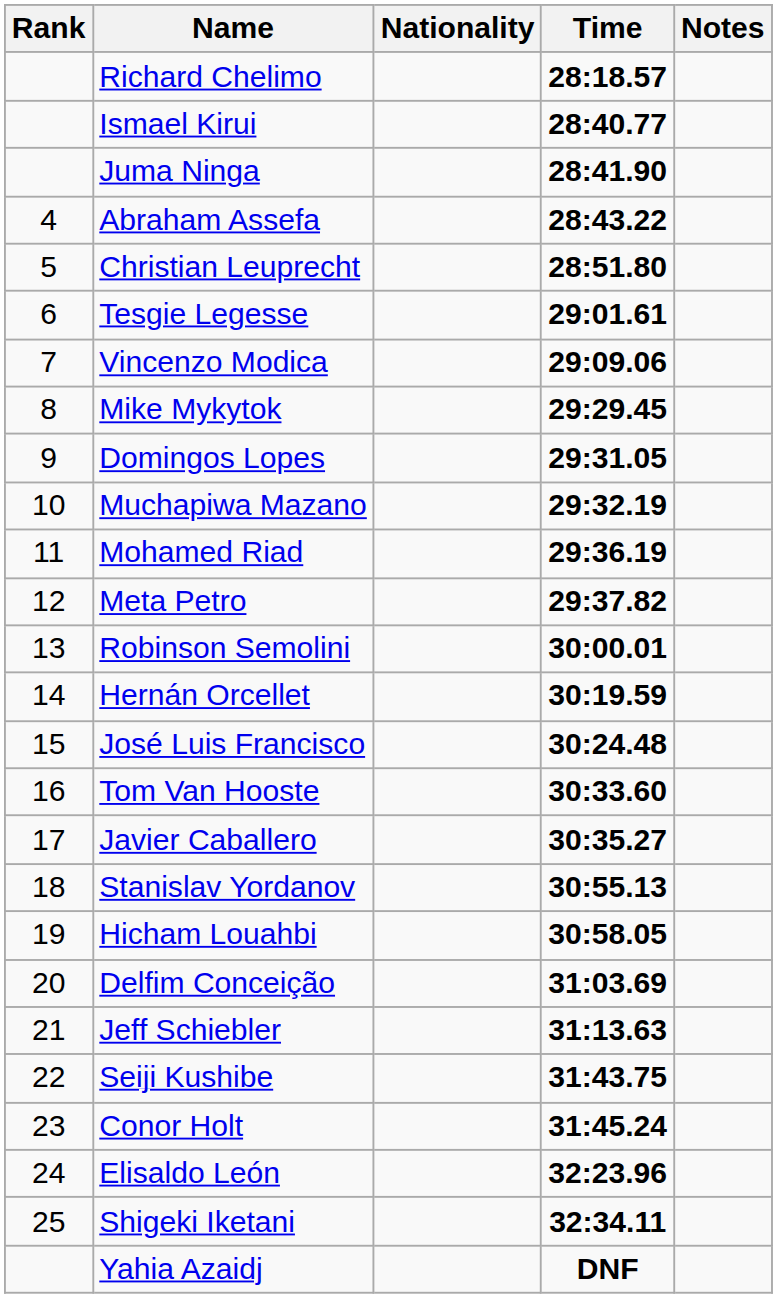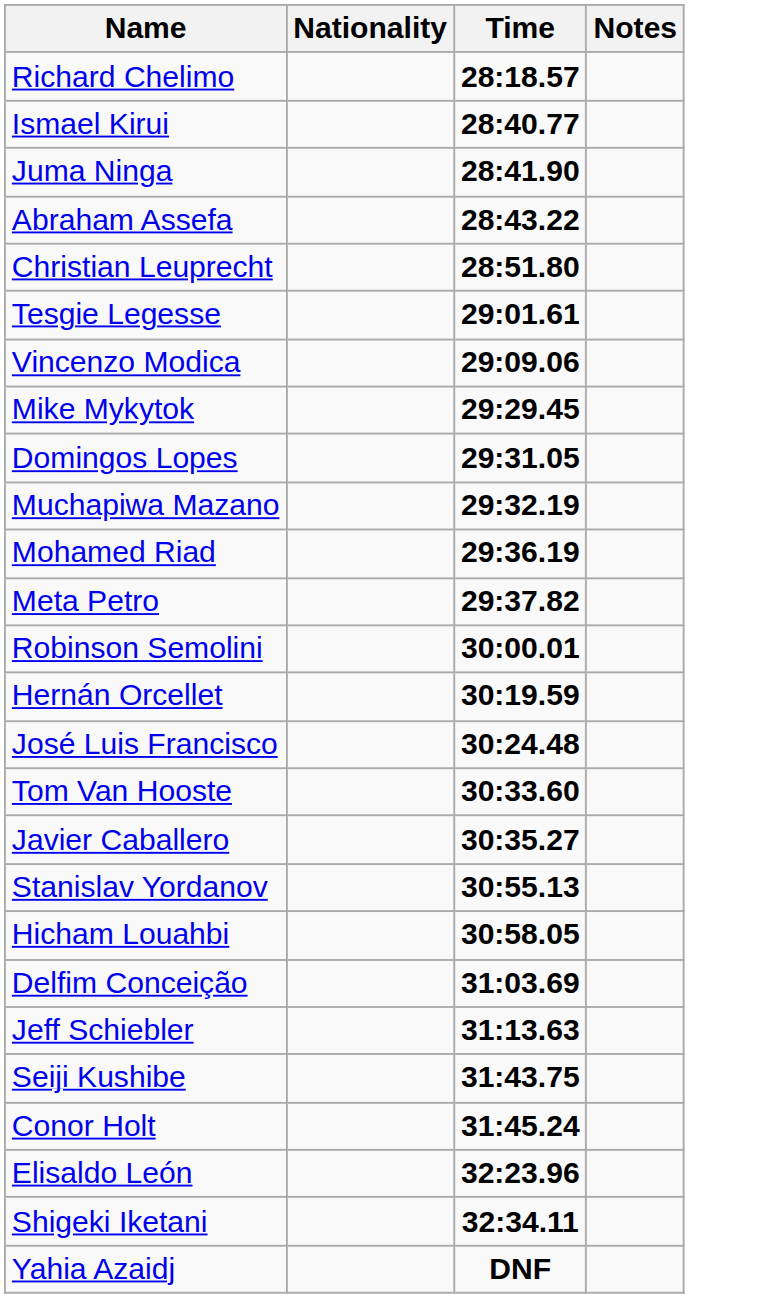- column: (49, 28)
